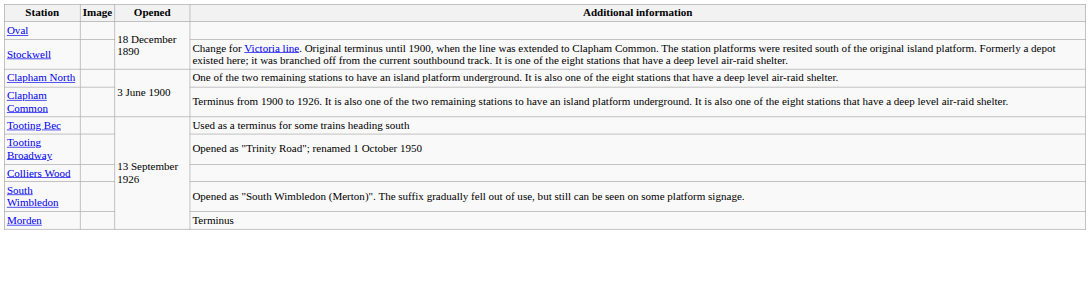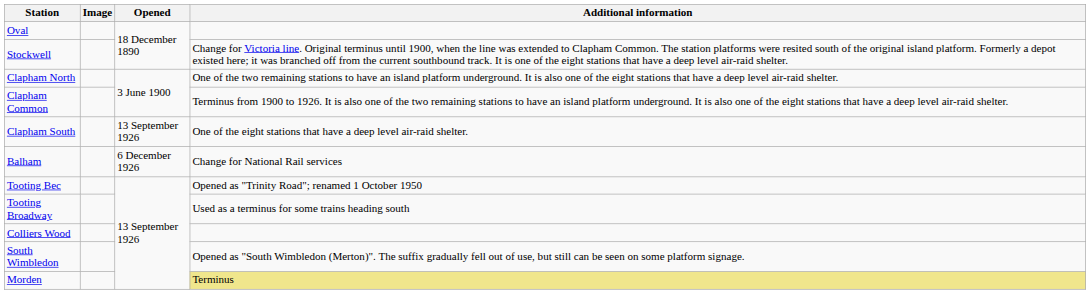+ row: (41, 131)
+ row: (24, 161)
(301, 125) Used as a terminus for some trains heading south -> (307, 185) Opened as "Trinity Road"; renamed 1 October 1950
(307, 149) Opened as "Trinity Road"; renamed 1 October 1950 -> (301, 209) Used as a terminus for some trains heading south
(213, 220) no background -> (213, 280) khaki background
